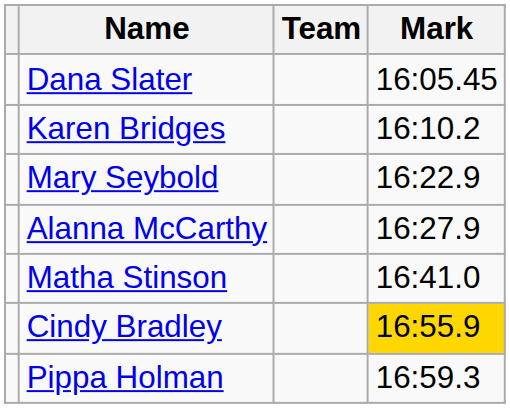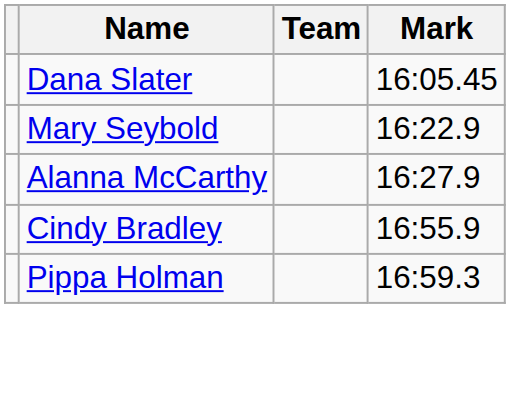- row: (126, 128)
- row: (127, 278)
(428, 327) gold background -> (428, 228) no background
